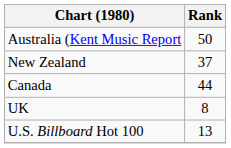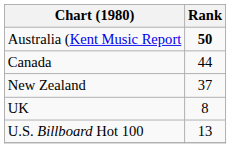(205, 39) normal -> (205, 39) bold
rows swapped: (30, 85) <-> (47, 62)
